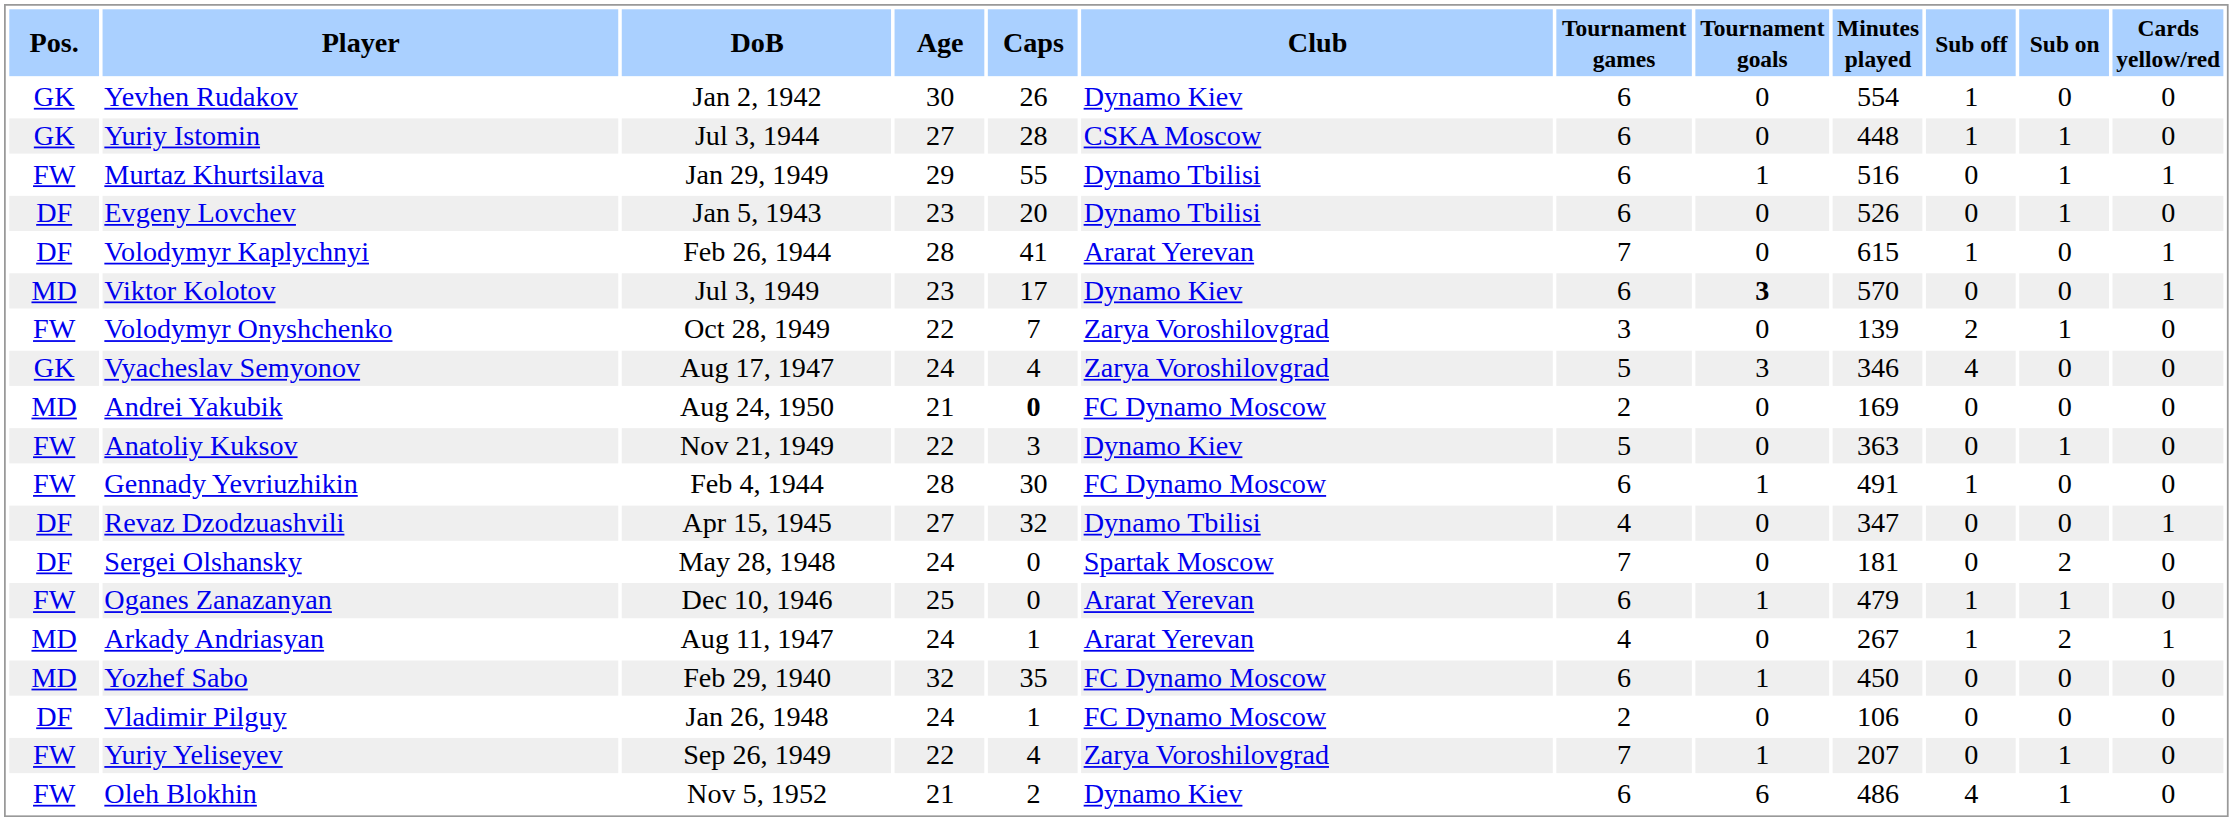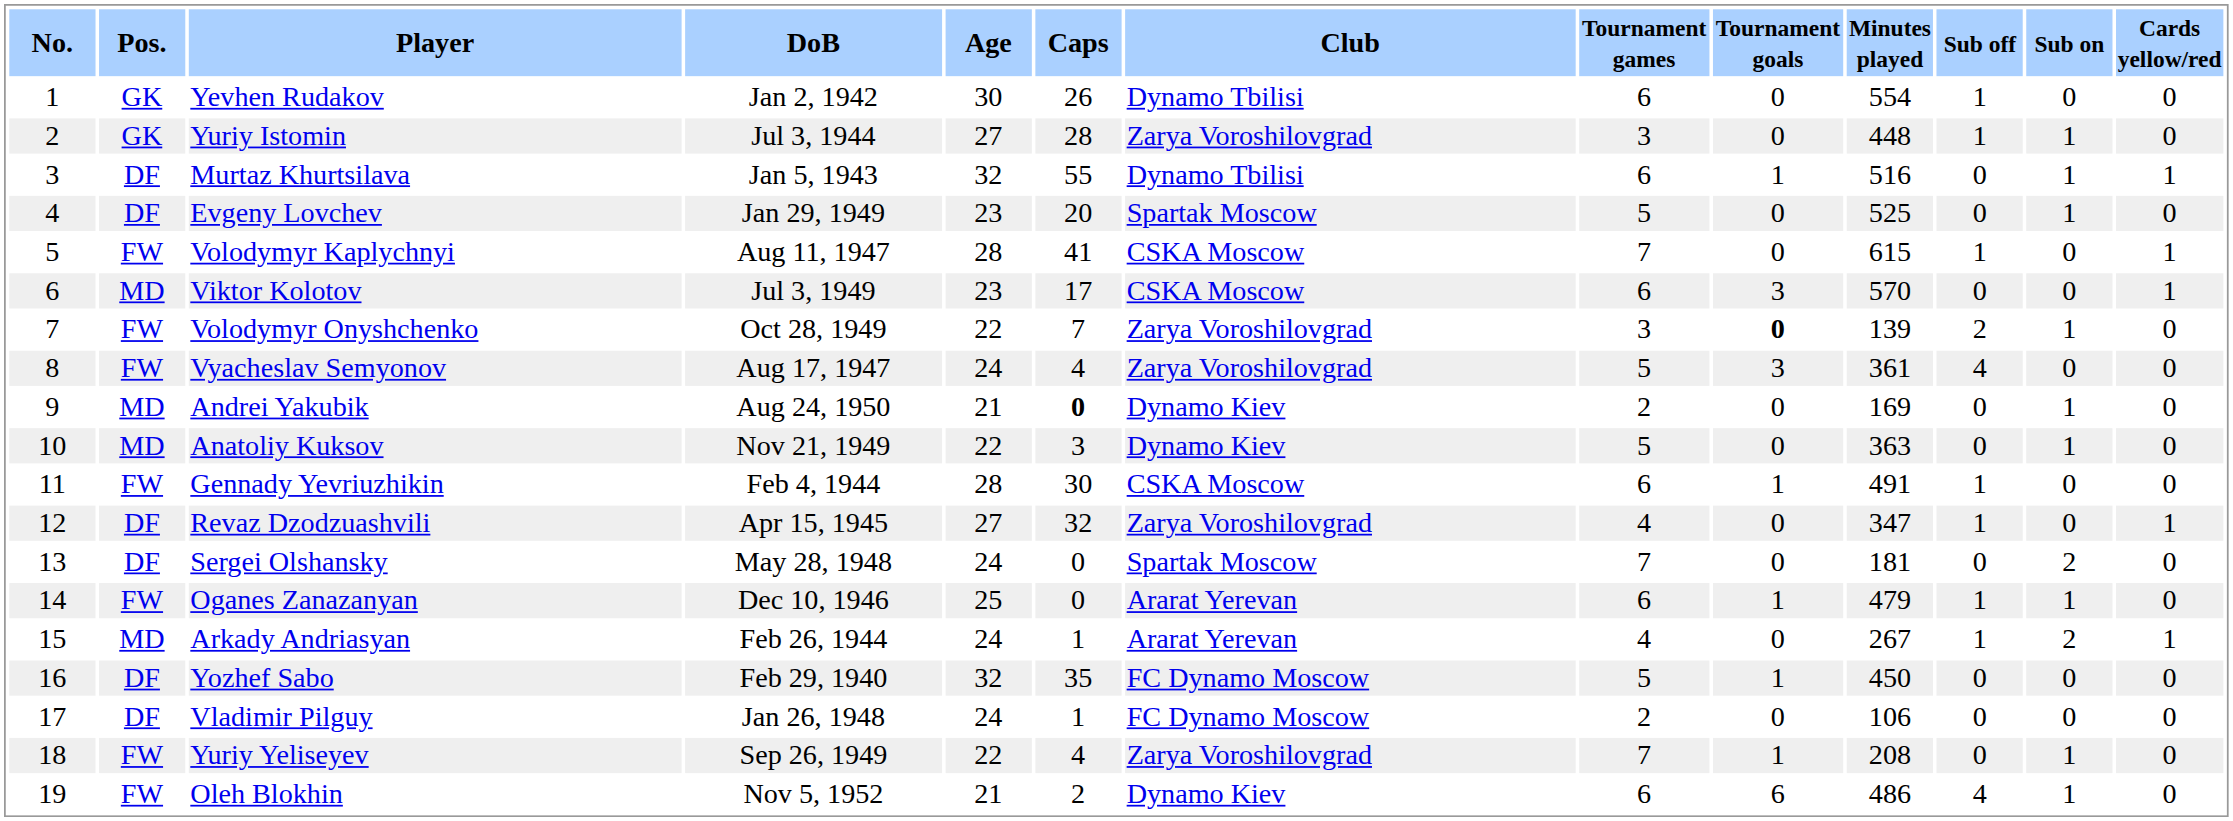+ column: (52, 42)
(1163, 96) Dynamo Kiev -> (1215, 96) Dynamo Tbilisi
(1172, 135) CSKA Moscow -> (1249, 135) Zarya Voroshilovgrad
(1624, 135) 6 -> (1644, 135) 3
(54, 174) FW -> (142, 174) DF
(757, 174) Jan 29, 1949 -> (813, 174) Jan 5, 1943
(940, 174) 29 -> (988, 174) 32
(757, 213) Jan 5, 1943 -> (813, 213) Jan 29, 1949
(1172, 213) Dynamo Tbilisi -> (1222, 213) Spartak Moscow
(1624, 213) 6 -> (1644, 213) 5
(1878, 213) 526 -> (1890, 213) 525
(54, 251) DF -> (142, 251) FW
(757, 251) Feb 26, 1944 -> (813, 251) Aug 11, 1947
(1169, 251) Ararat Yerevan -> (1215, 251) CSKA Moscow
(1163, 290) Dynamo Kiev -> (1215, 290) CSKA Moscow
(1762, 290) bold -> (1778, 290) normal
(1762, 329) normal -> (1778, 329) bold
(54, 367) GK -> (142, 367) FW
(1878, 367) 346 -> (1890, 367) 361
(1205, 406) FC Dynamo Moscow -> (1206, 406) Dynamo Kiev
(2065, 406) 0 -> (2069, 406) 1
(54, 445) FW -> (142, 445) MD
(1205, 484) FC Dynamo Moscow -> (1215, 484) CSKA Moscow
(1172, 522) Dynamo Tbilisi -> (1249, 522) Zarya Voroshilovgrad
(1971, 522) 0 -> (1980, 522) 1
(757, 638) Aug 11, 1947 -> (813, 638) Feb 26, 1944
(54, 677) MD -> (142, 677) DF
(1624, 677) 6 -> (1644, 677) 5
(1878, 755) 207 -> (1890, 755) 208
